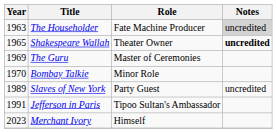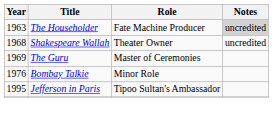(16, 43) 1965 -> (16, 43) 1968
(247, 43) bold -> (245, 43) normal
(16, 74) 1970 -> (16, 74) 1976
- row: (68, 89)
(16, 105) 1991 -> (16, 89) 1995
- row: (61, 120)
